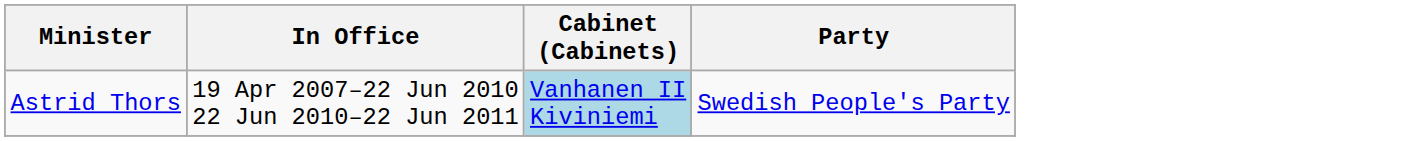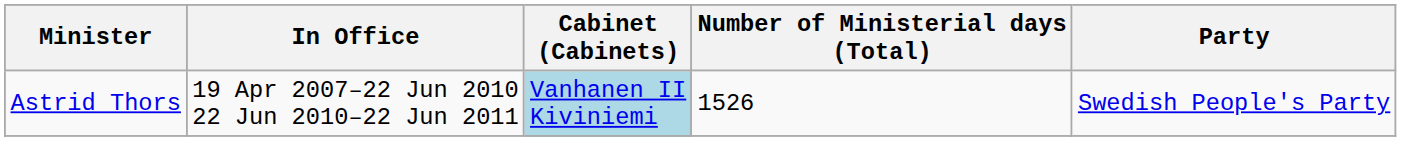+ column: (882, 38)
